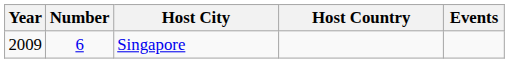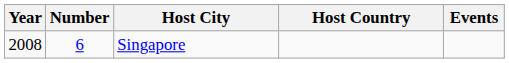(25, 44) 2009 -> (25, 44) 2008
